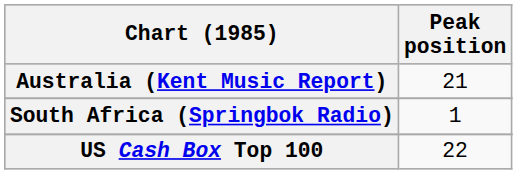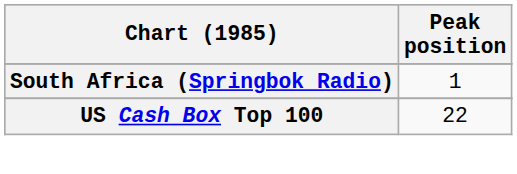- row: (202, 82)
